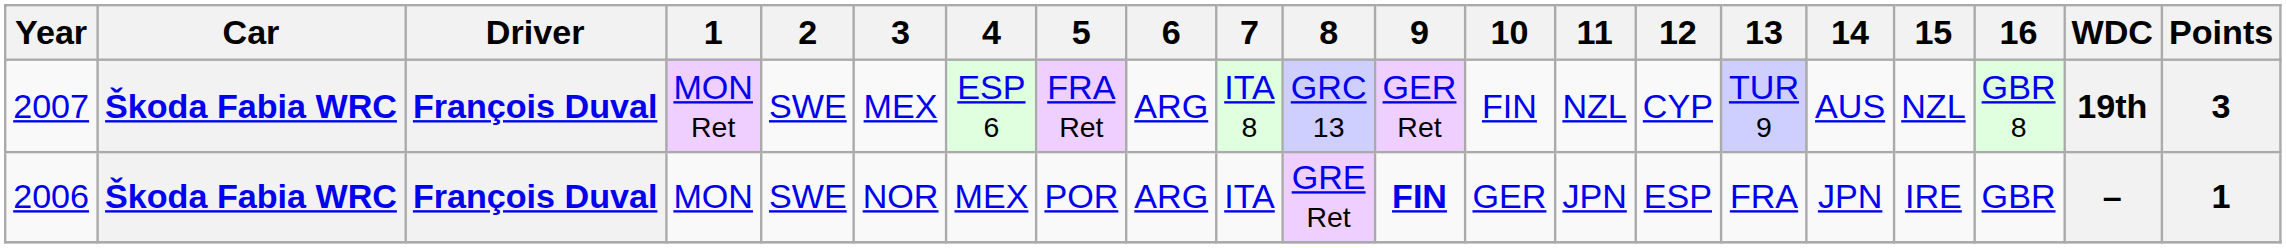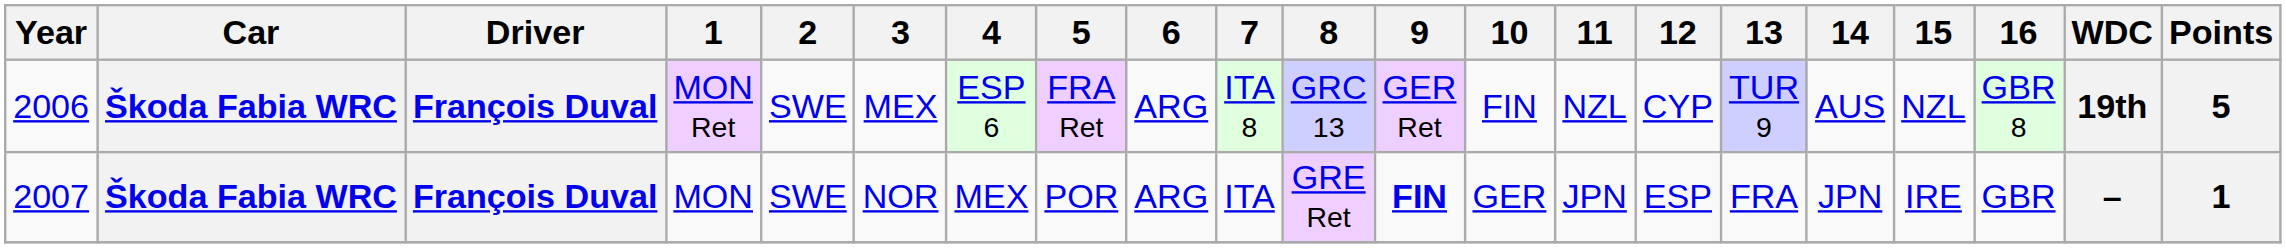(51, 105) 2007 -> (51, 105) 2006
(2221, 105) 3 -> (2221, 105) 5
(51, 197) 2006 -> (51, 197) 2007
